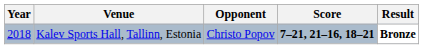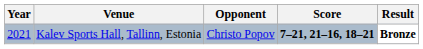(19, 34) 2018 -> (19, 34) 2021
